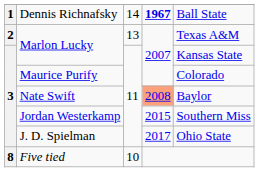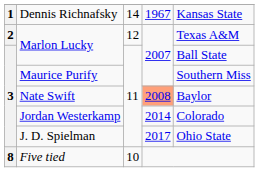(158, 14) bold -> (158, 14) normal
(202, 14) Ball State -> (209, 14) Kansas State
(133, 34) 13 -> (133, 34) 12
(209, 55) Kansas State -> (202, 55) Ball State
(200, 75) Colorado -> (214, 75) Southern Miss
(158, 116) 2015 -> (158, 116) 2014
(214, 116) Southern Miss -> (200, 116) Colorado
